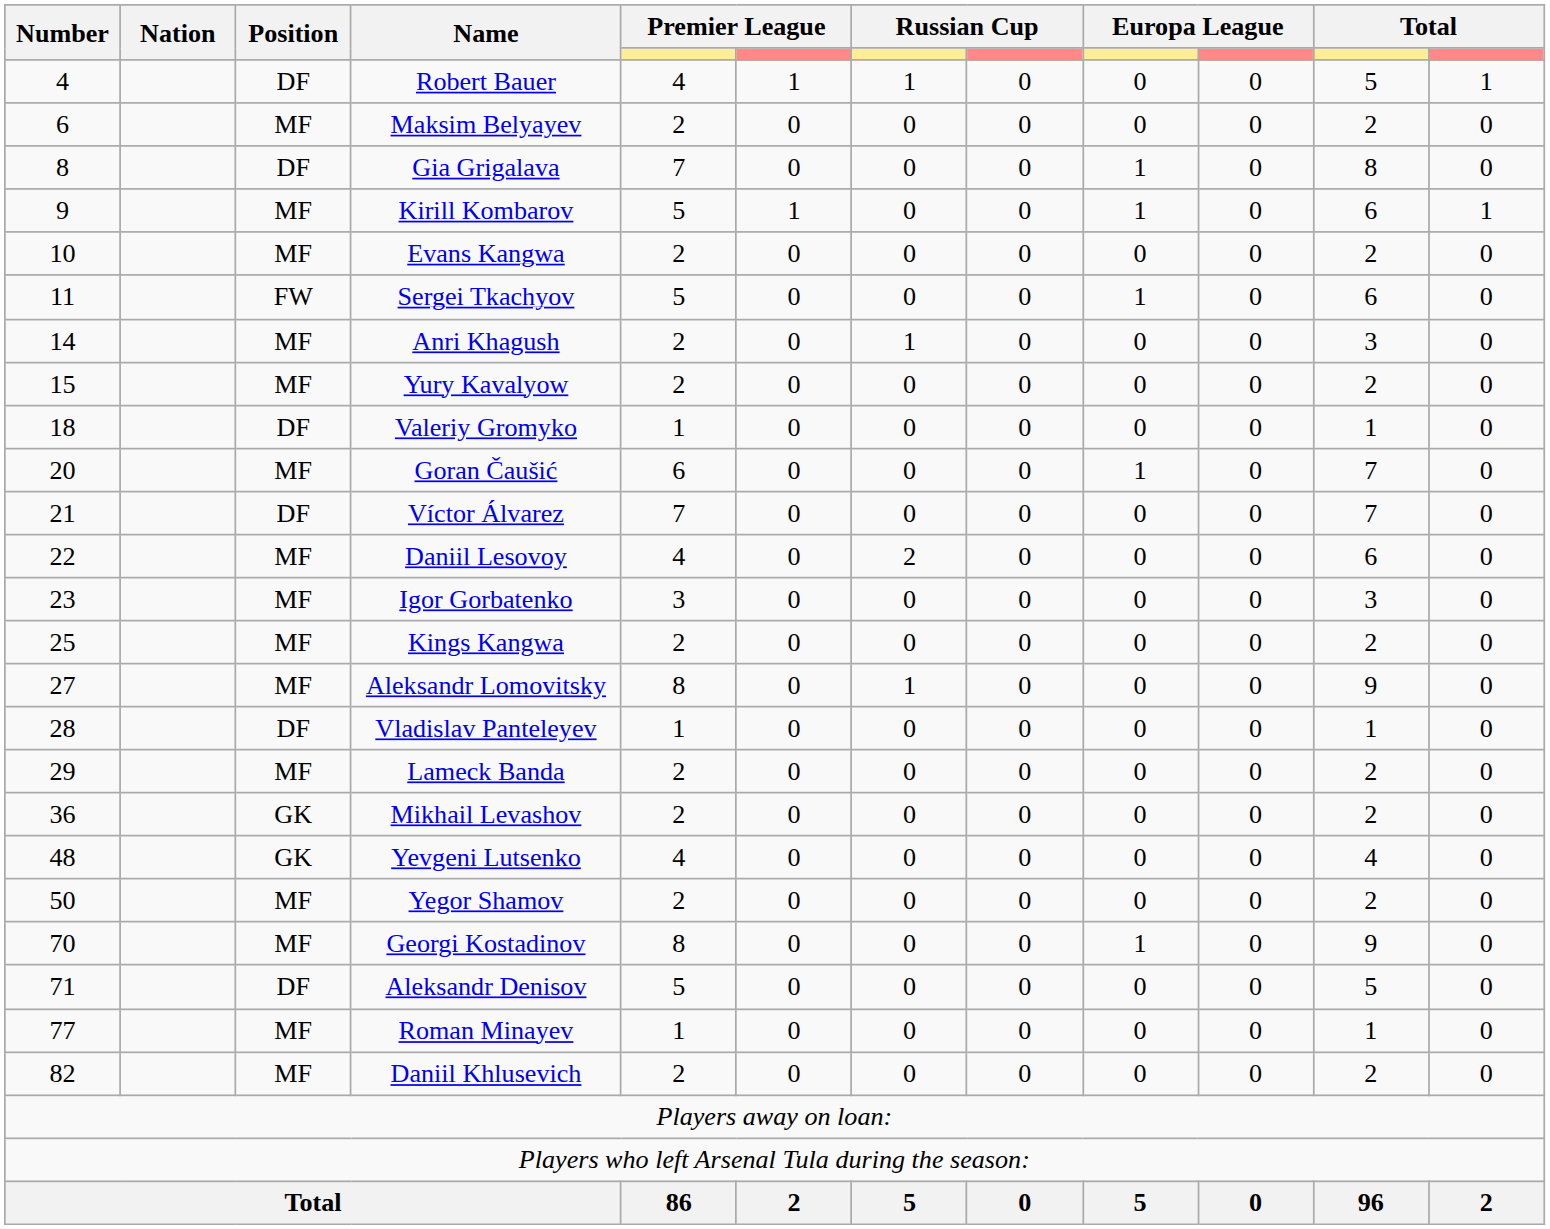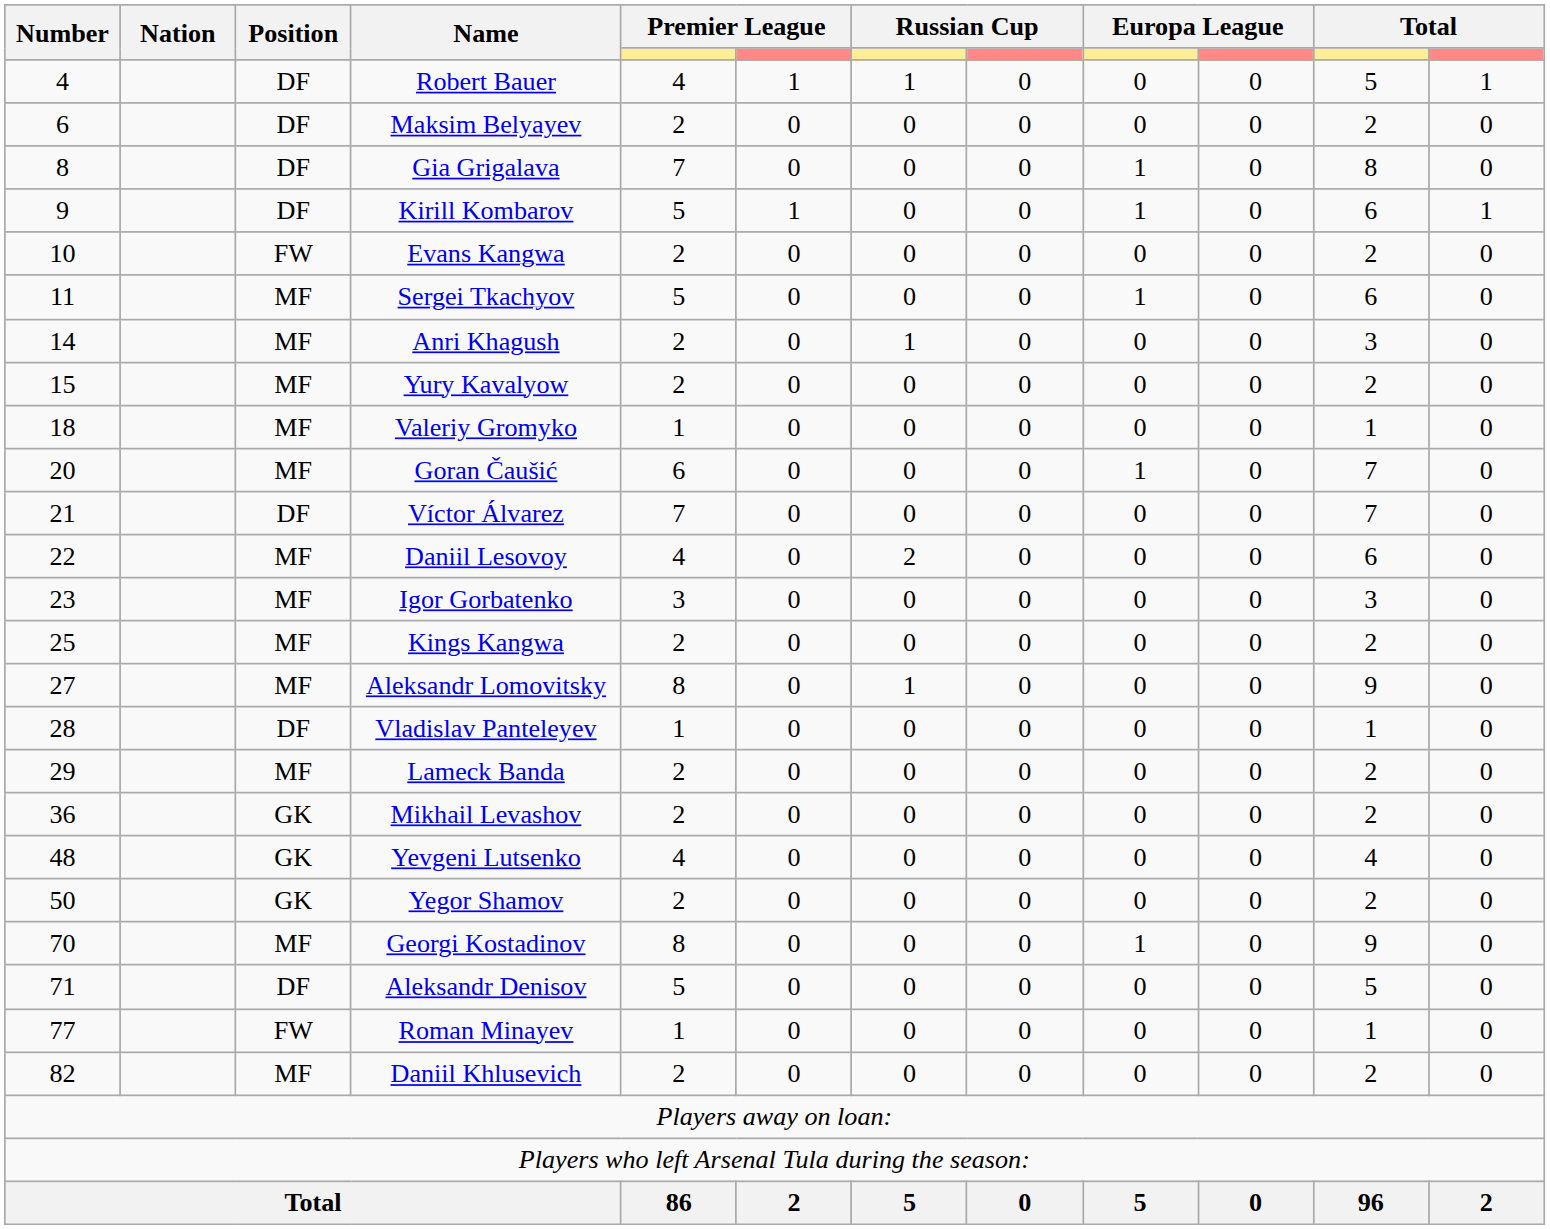(293, 124) MF -> (293, 124) DF
(293, 210) MF -> (293, 210) DF
(293, 253) MF -> (293, 253) FW
(293, 297) FW -> (293, 297) MF
(293, 426) DF -> (293, 426) MF
(293, 900) MF -> (293, 900) GK
(293, 1029) MF -> (293, 1029) FW
